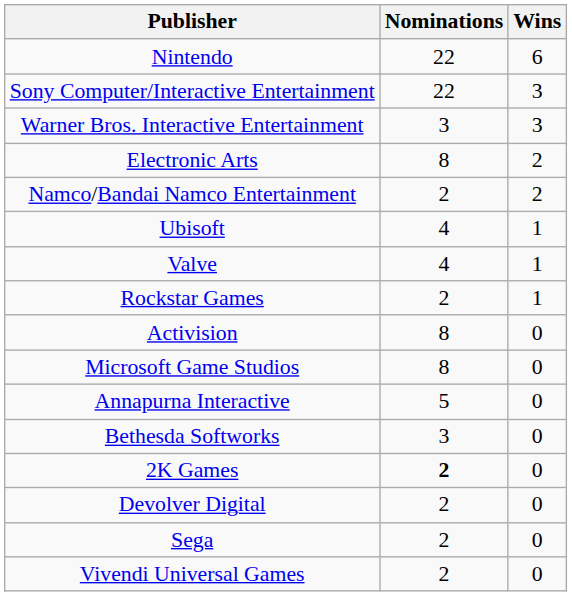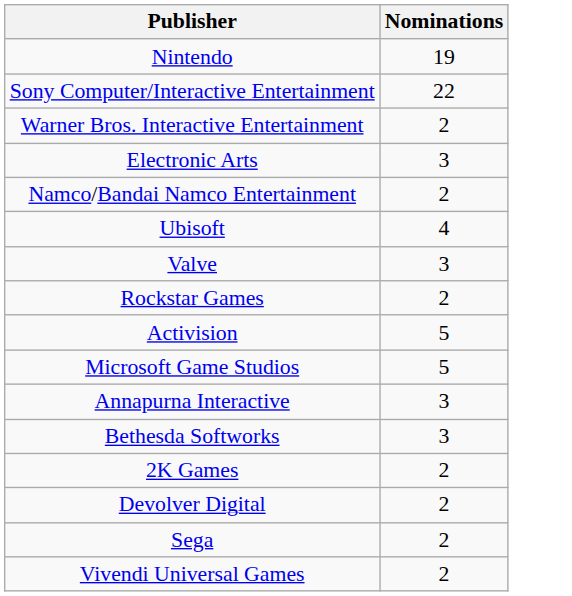- column: (537, 21)
(444, 56) 22 -> (444, 56) 19
(444, 125) 3 -> (444, 125) 2
(444, 159) 8 -> (444, 159) 3
(444, 263) 4 -> (444, 263) 3
(444, 332) 8 -> (444, 332) 5
(444, 366) 8 -> (444, 366) 5
(444, 401) 5 -> (444, 401) 3
(444, 470) bold -> (444, 470) normal
